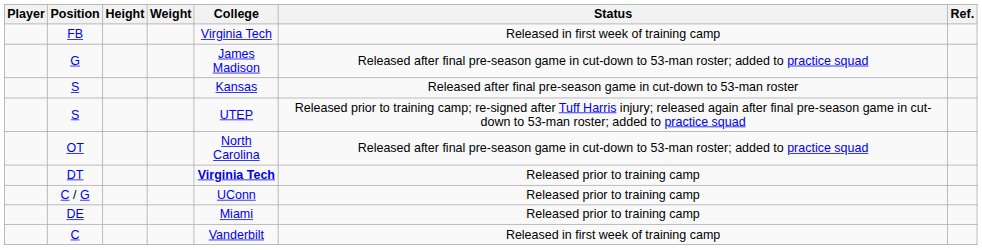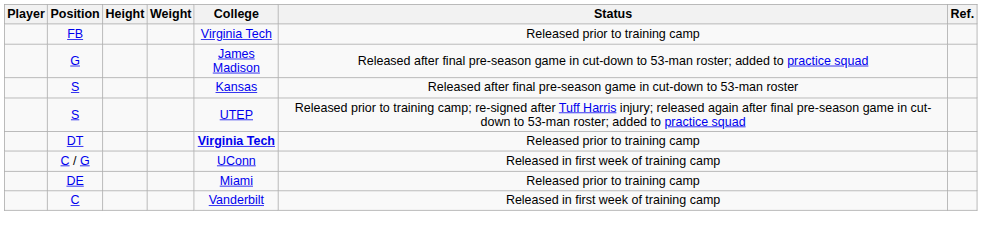(613, 34) Released in first week of training camp -> (613, 34) Released prior to training camp
- row: (26, 148)
(613, 195) Released prior to training camp -> (613, 161) Released in first week of training camp
